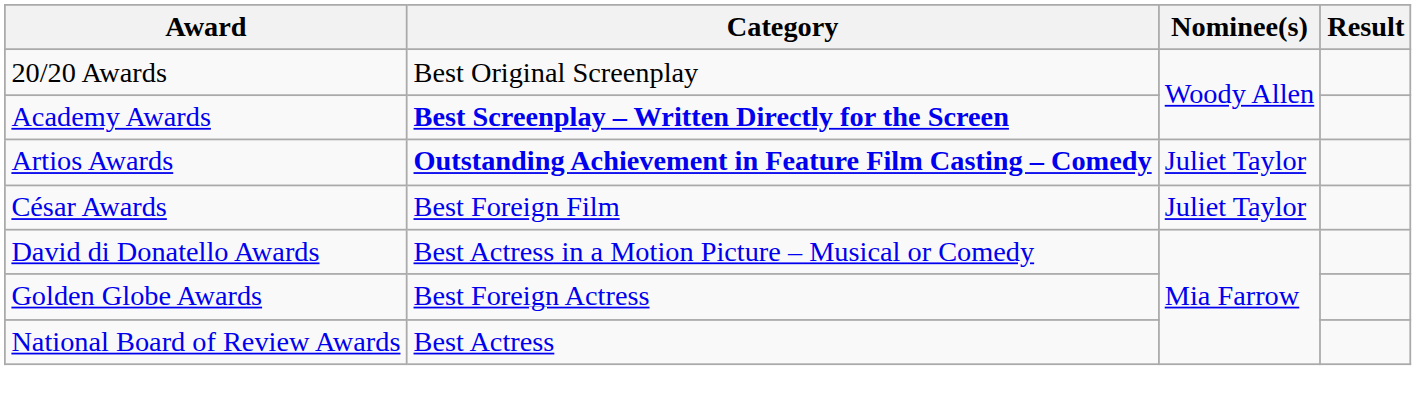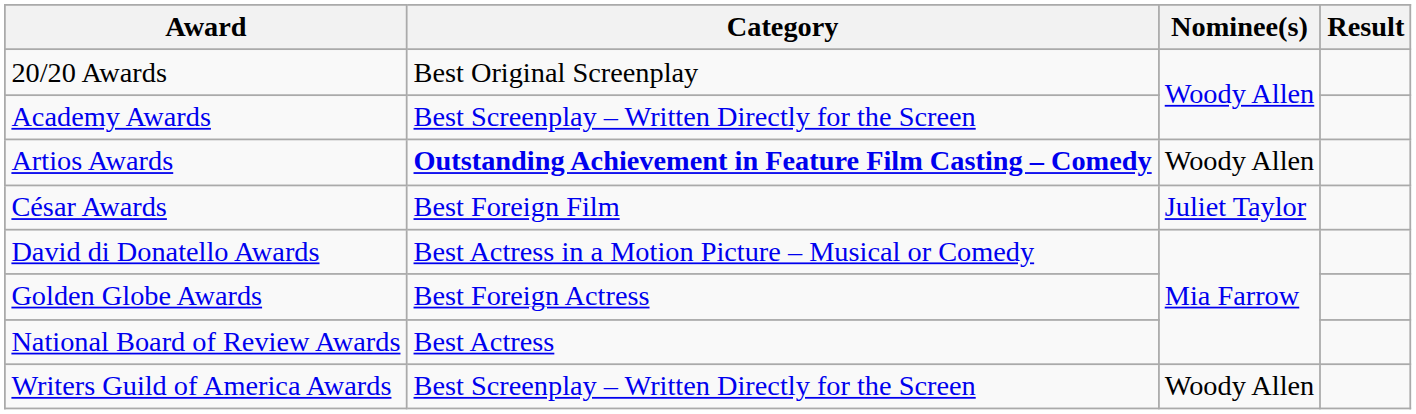(711, 116) bold -> (695, 116) normal
(1235, 161) Juliet Taylor -> (1240, 161) Woody Allen
+ row: (201, 386)
